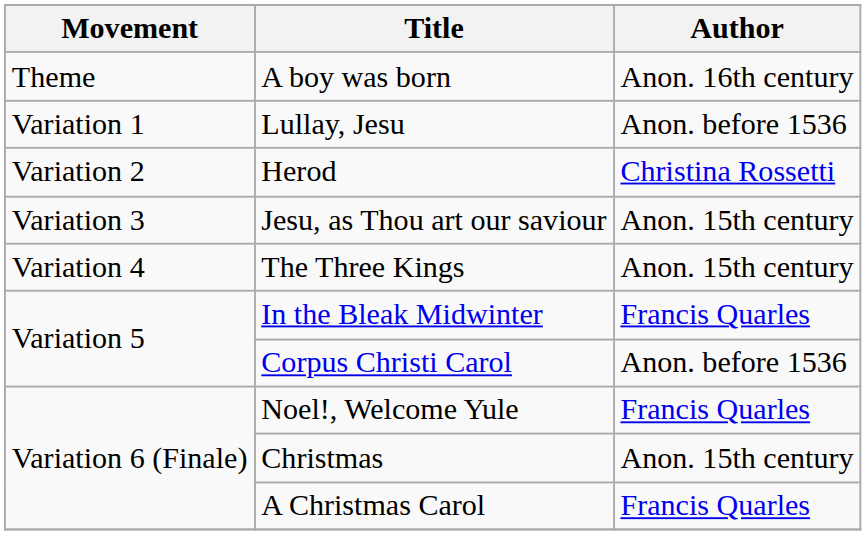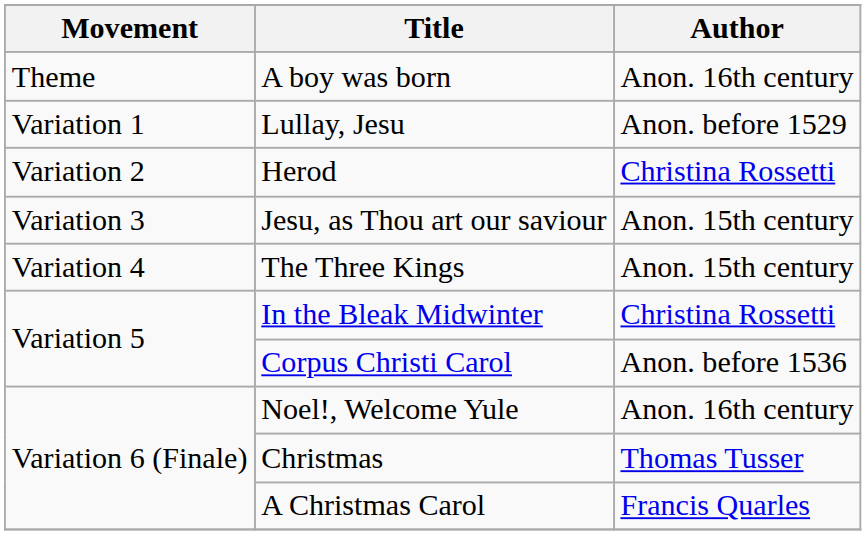(734, 123) Anon. before 1536 -> (734, 123) Anon. before 1529
(715, 314) Francis Quarles -> (728, 314) Christina Rossetti
(715, 409) Francis Quarles -> (737, 409) Anon. 16th century
(737, 457) Anon. 15th century -> (712, 457) Thomas Tusser
